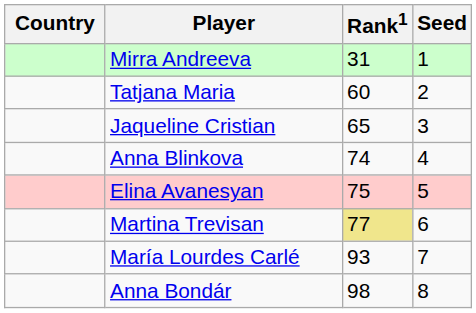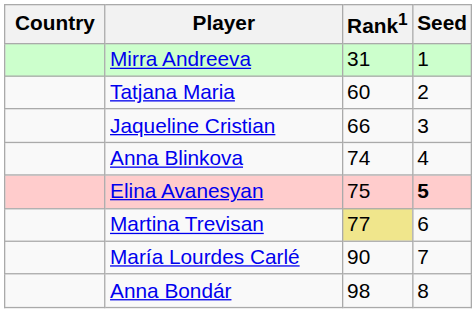(359, 125) 65 -> (359, 125) 66
(423, 191) normal -> (423, 191) bold
(359, 257) 93 -> (359, 257) 90
